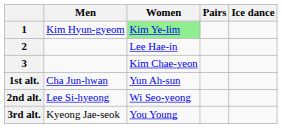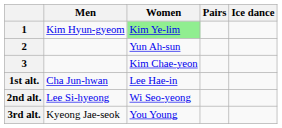(154, 47) Lee Hae-in -> (155, 47) Yun Ah-sun
(155, 81) Yun Ah-sun -> (154, 81) Lee Hae-in
